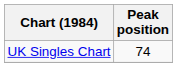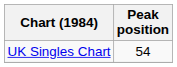(143, 51) 74 -> (143, 51) 54
